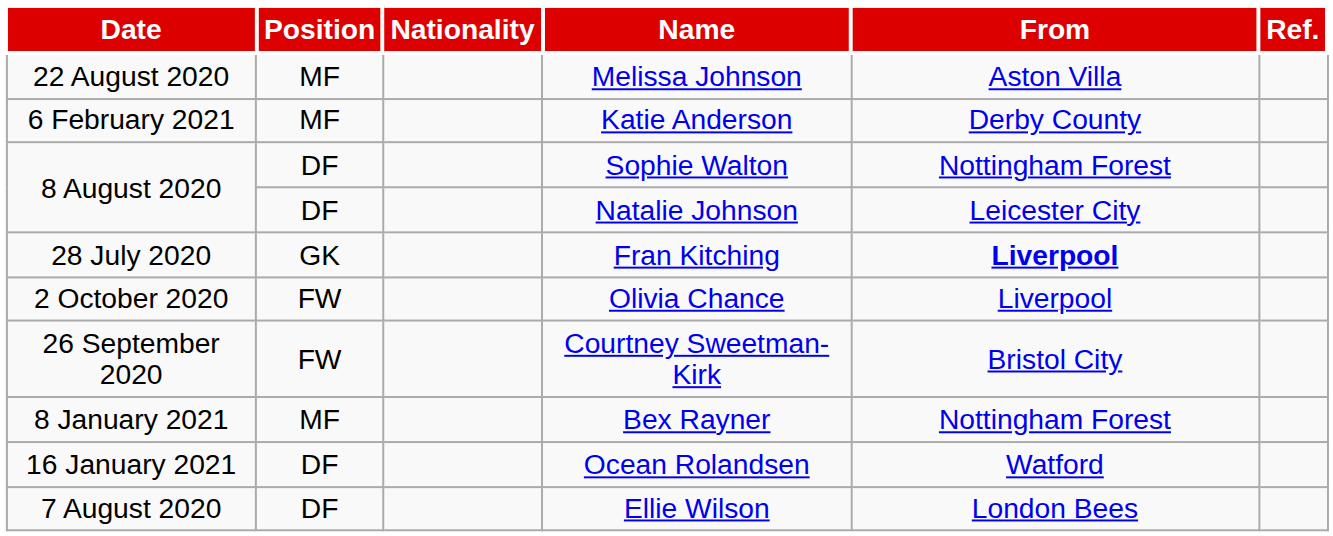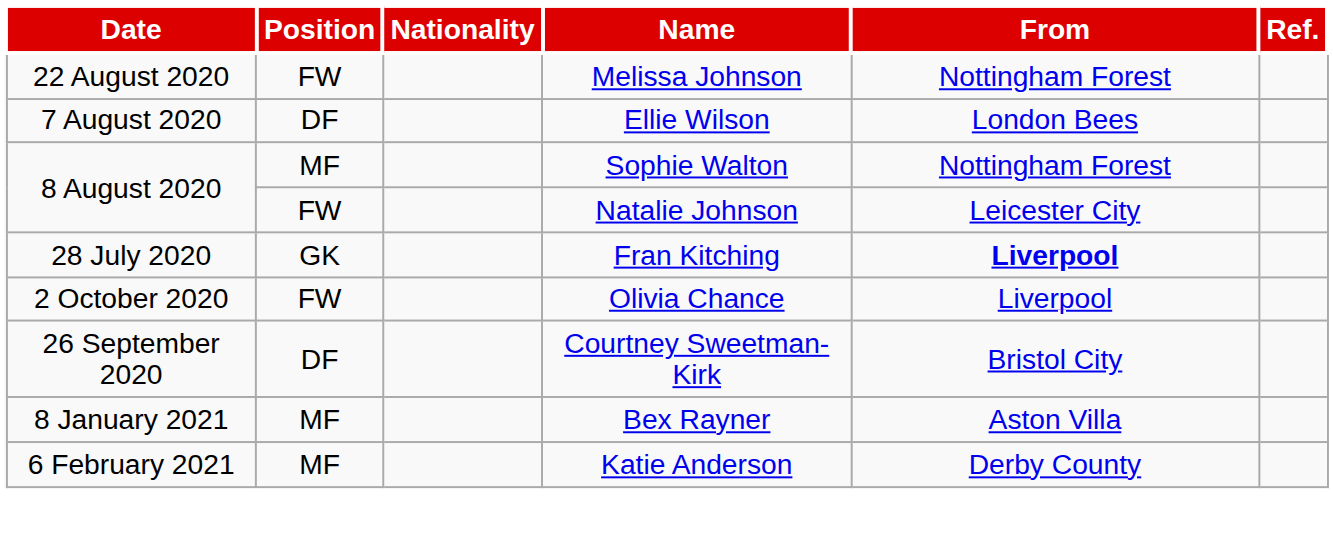(320, 76) MF -> (320, 76) FW
(1055, 76) Aston Villa -> (1055, 76) Nottingham Forest
rows swapped: (697, 509) <-> (697, 121)
(320, 165) DF -> (320, 165) MF
(320, 210) DF -> (320, 210) FW
(320, 359) FW -> (320, 359) DF
(1055, 420) Nottingham Forest -> (1055, 420) Aston Villa
- row: (697, 464)
